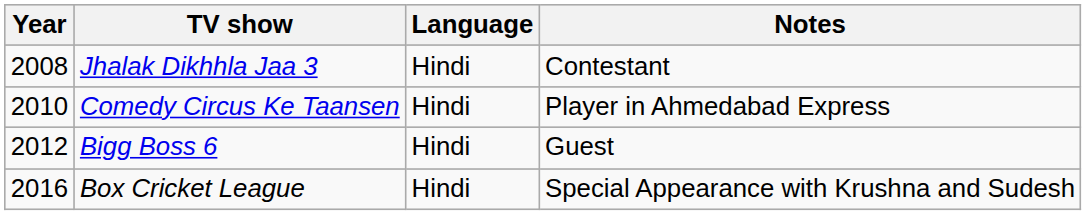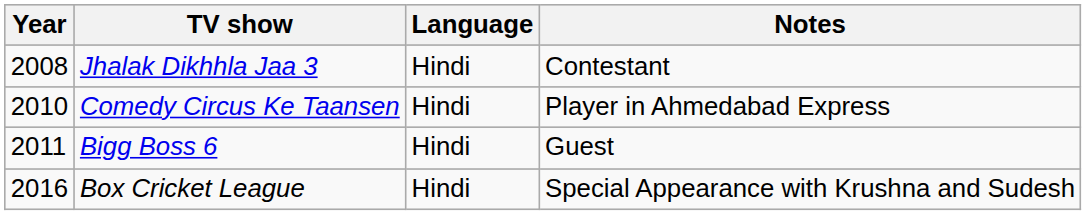(39, 147) 2012 -> (38, 147) 2011
